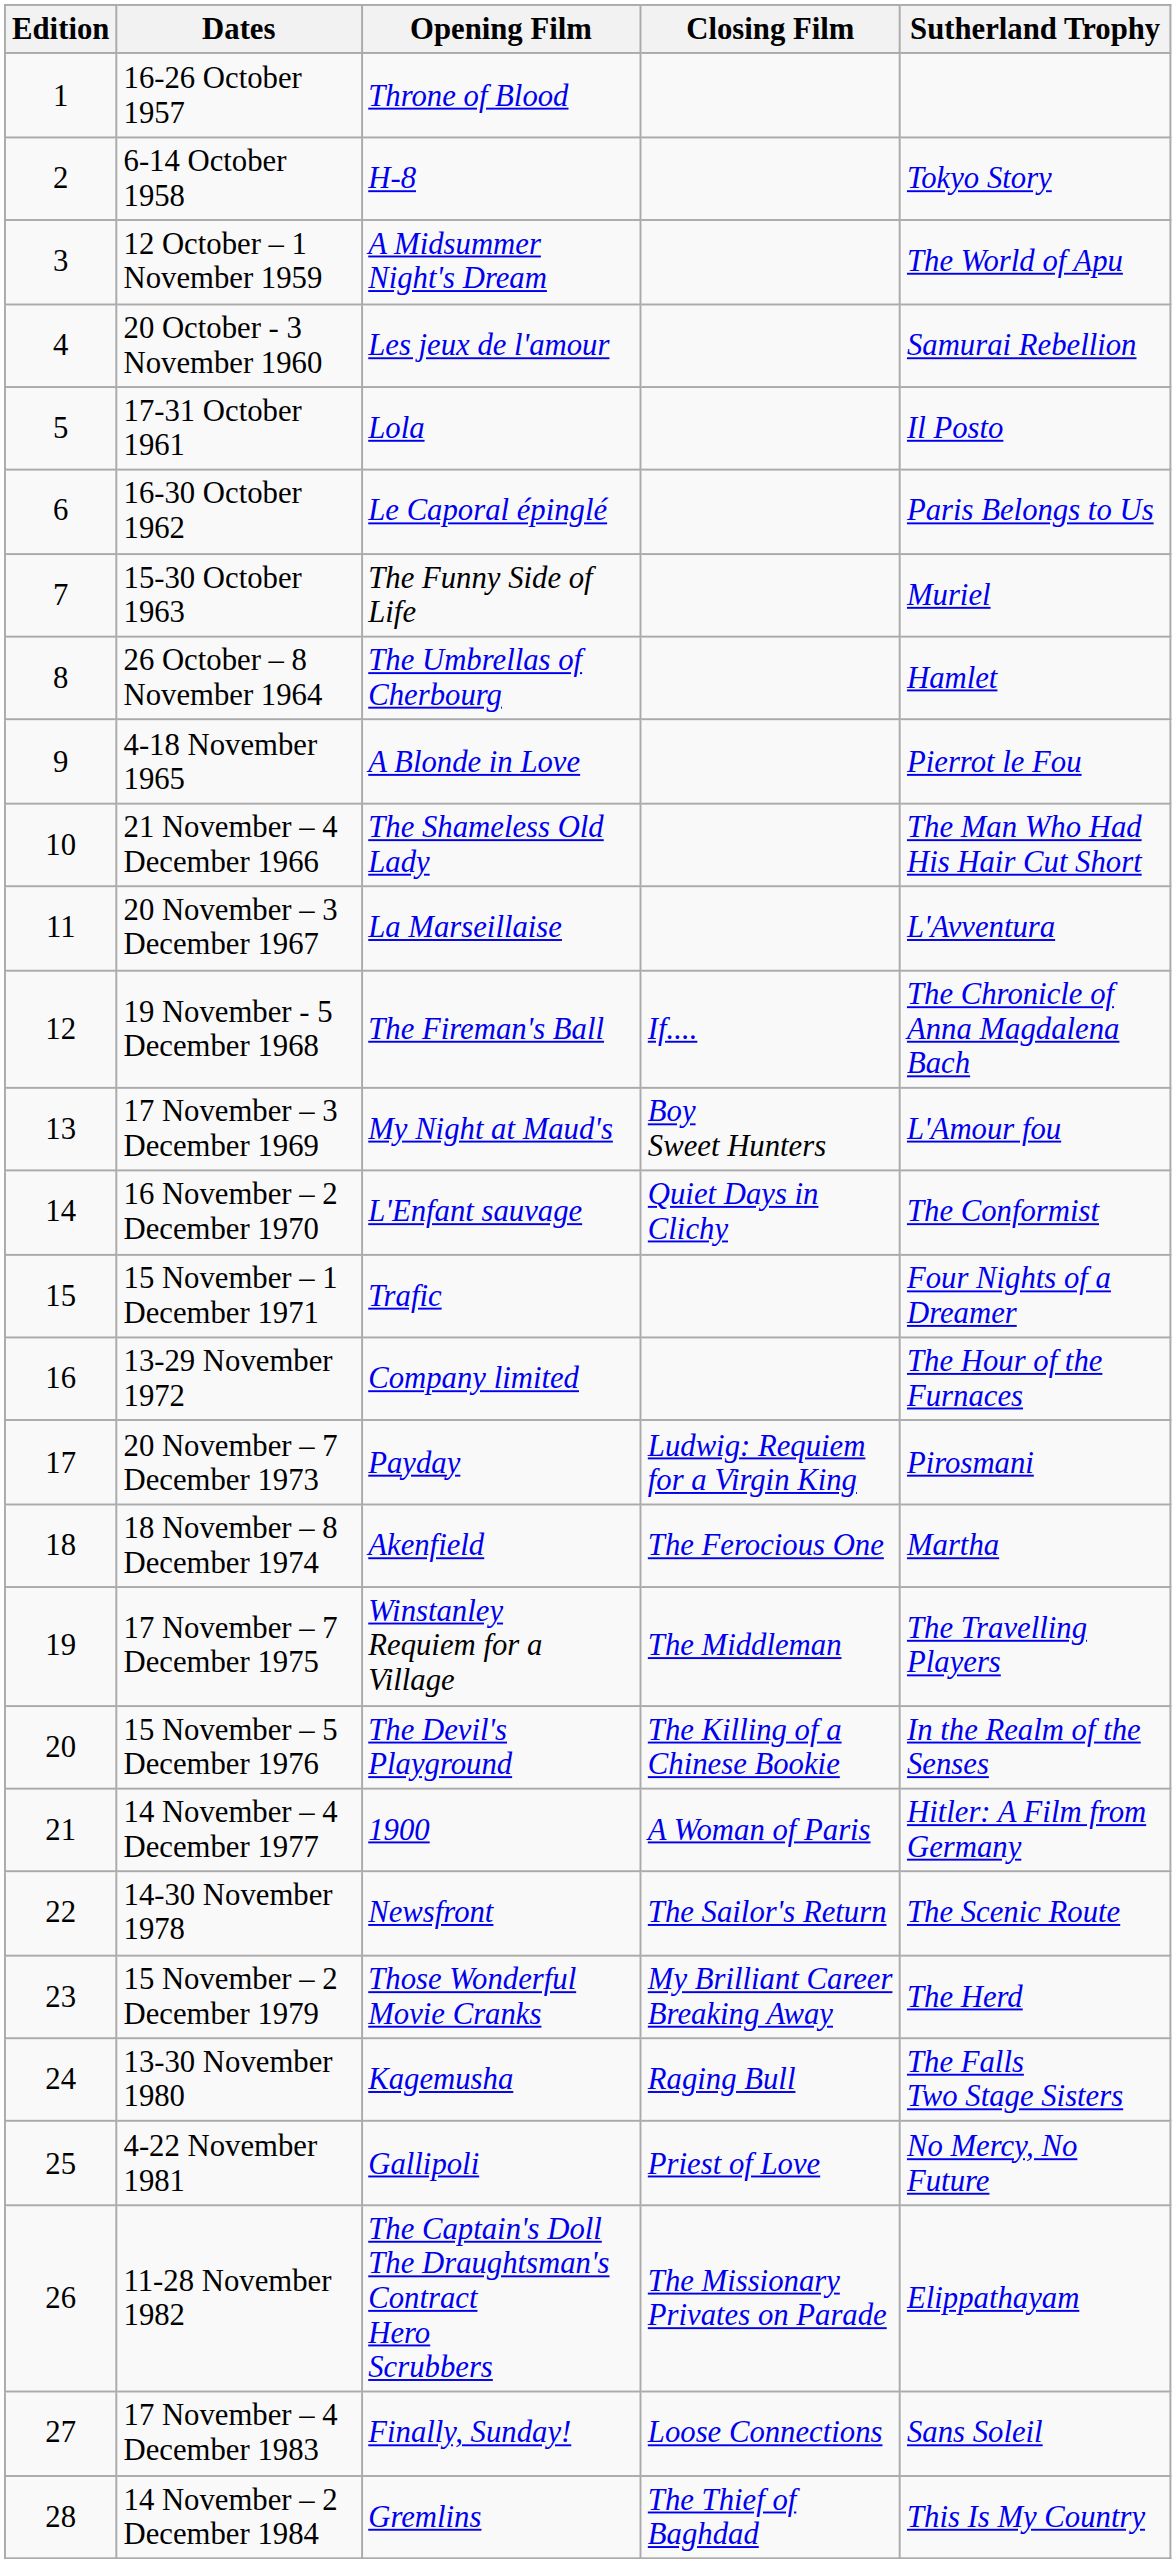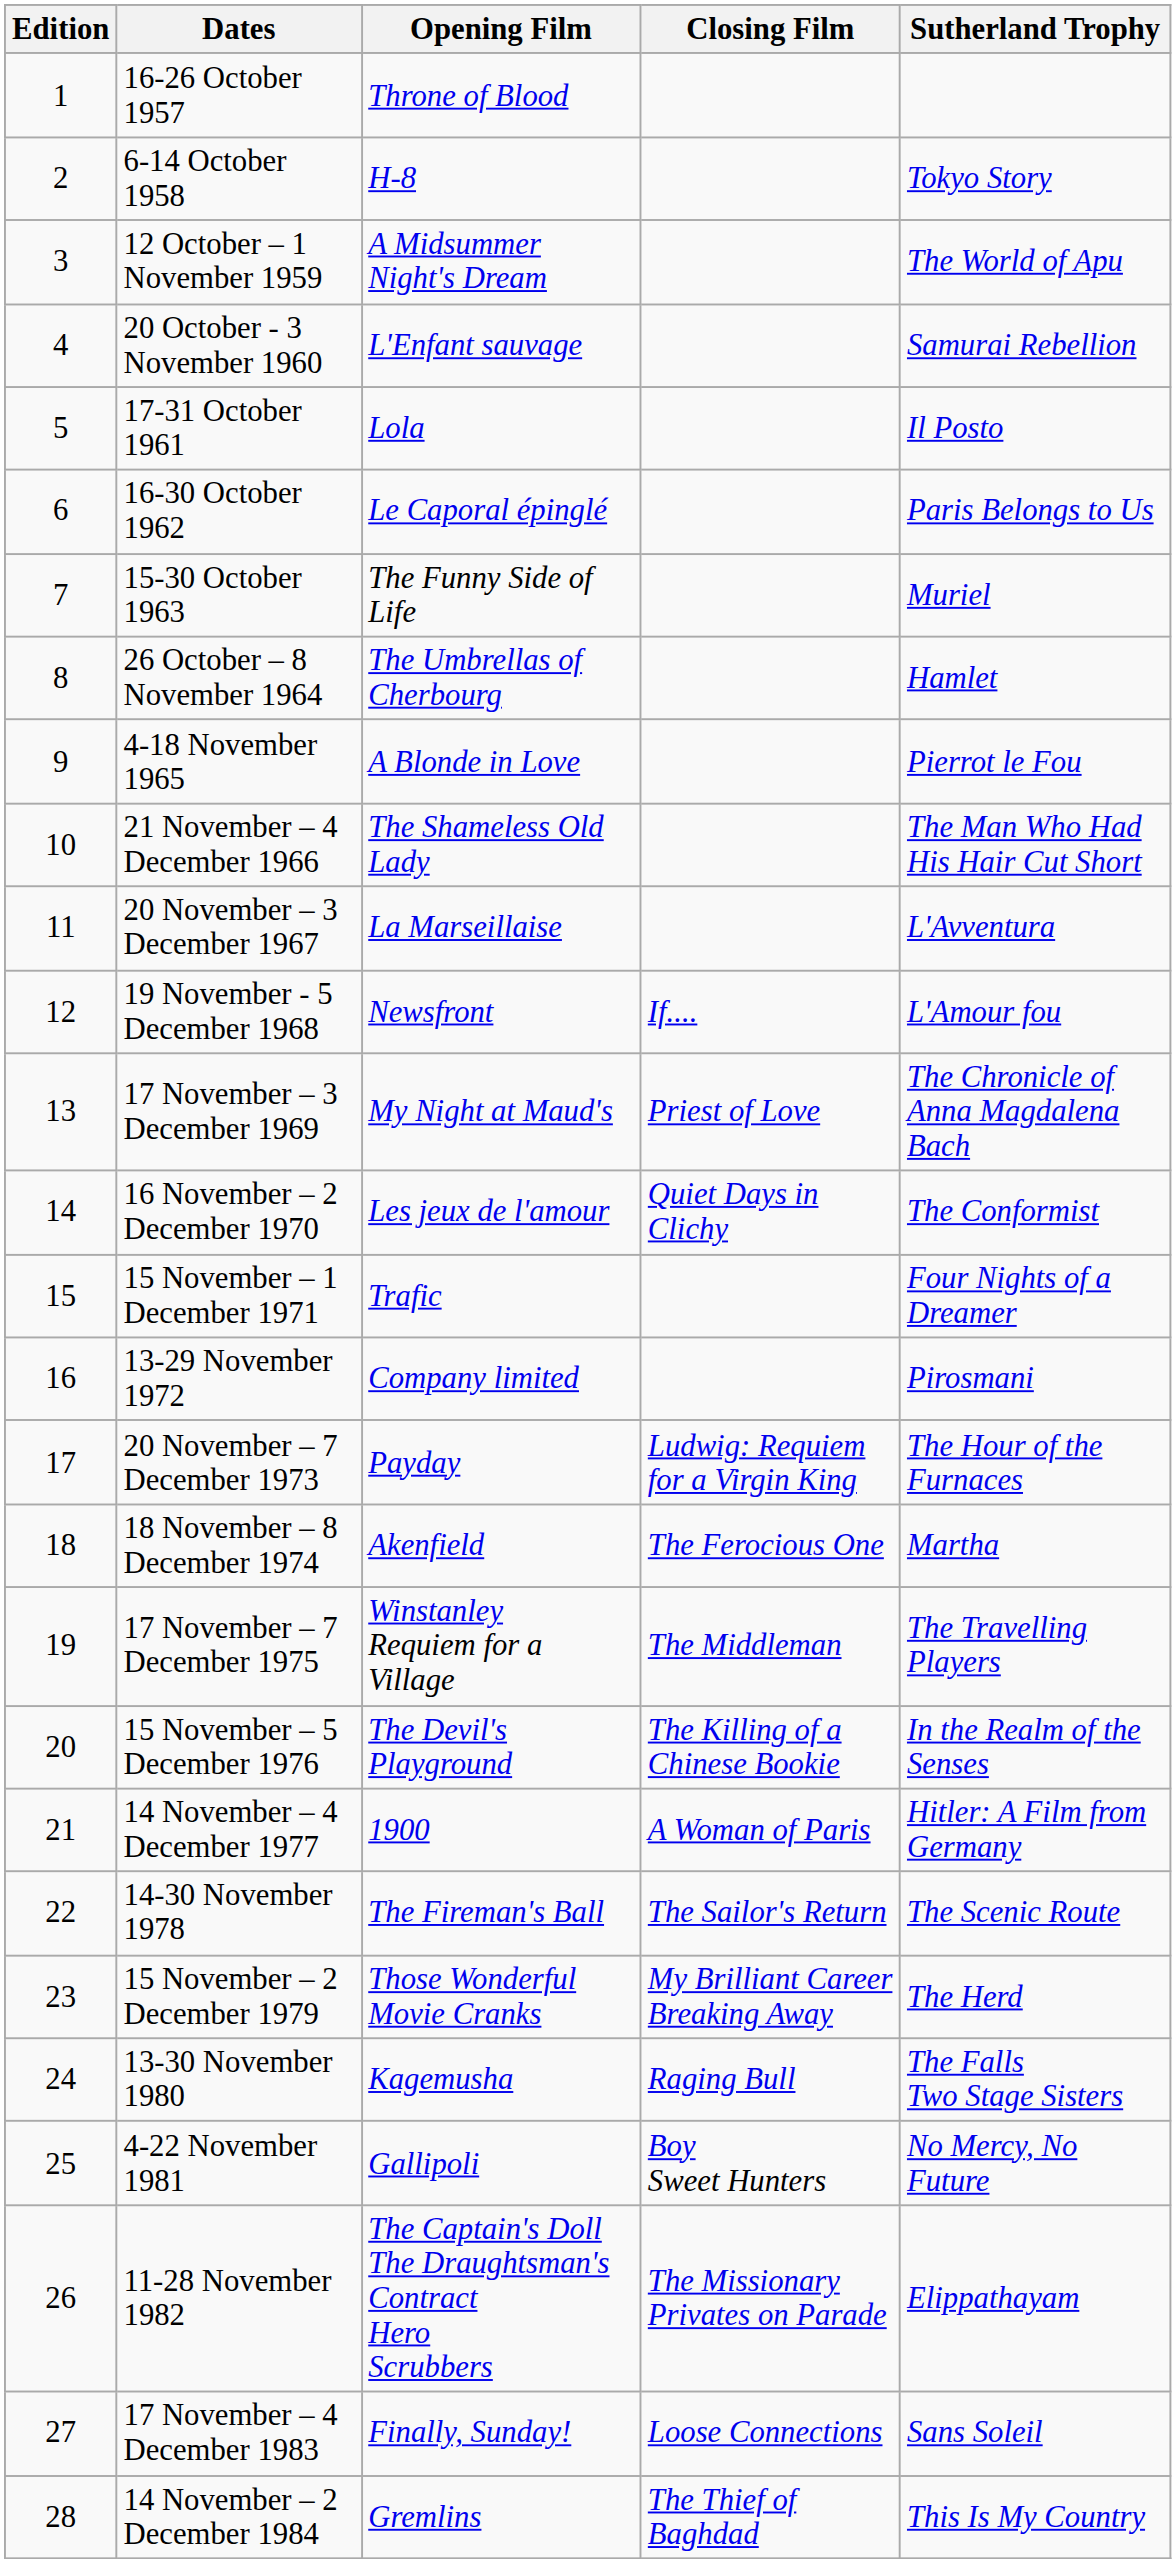(489, 344) Les jeux de l'amour -> (475, 344) L'Enfant sauvage
(486, 1028) The Fireman's Ball -> (431, 1010) Newsfront
(1013, 1028) The Chronicle of Anna Magdalena Bach -> (984, 1010) L'Amour fou
(737, 1128) Boy Sweet Hunters -> (734, 1111) Priest of Love
(984, 1128) L'Amour fou -> (1013, 1111) The Chronicle of Anna Magdalena Bach
(475, 1212) L'Enfant sauvage -> (489, 1212) Les jeux de l'amour
(1005, 1378) The Hour of the Furnaces -> (970, 1378) Pirosmani
(970, 1461) Pirosmani -> (1005, 1461) The Hour of the Furnaces
(431, 1912) Newsfront -> (486, 1912) The Fireman's Ball
(734, 2162) Priest of Love -> (737, 2162) Boy Sweet Hunters
